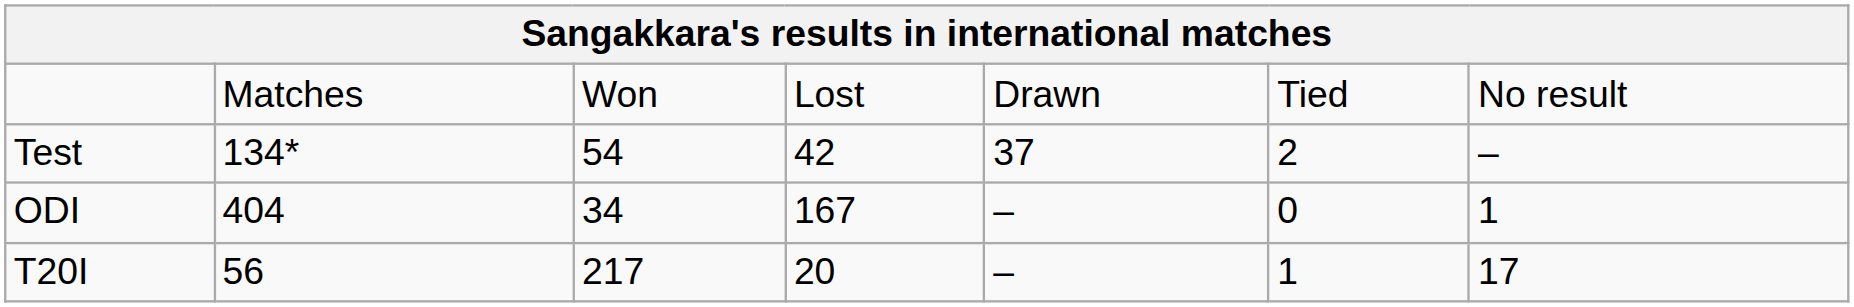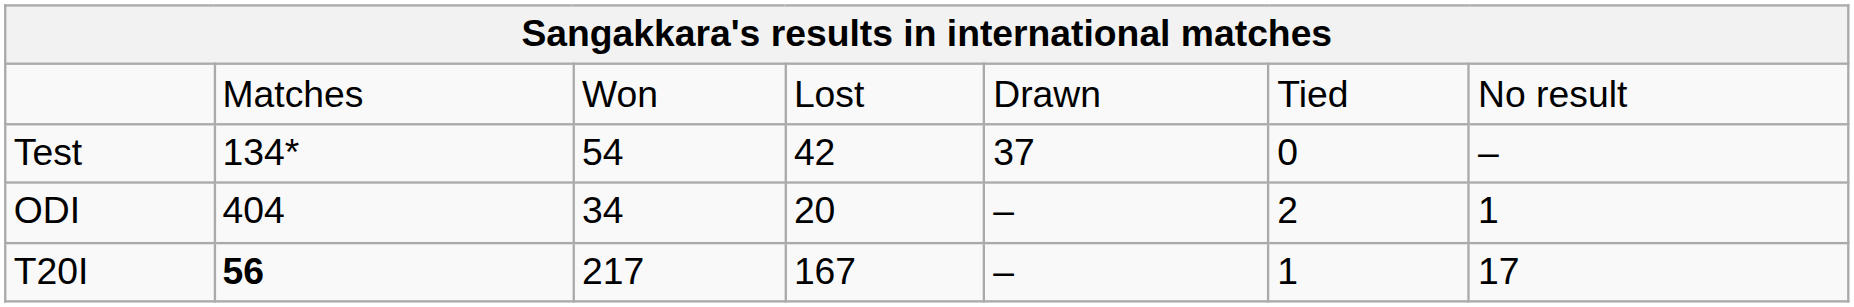(1288, 152) 2 -> (1288, 152) 0
(825, 211) 167 -> (815, 211) 20
(1288, 211) 0 -> (1288, 211) 2
(243, 270) normal -> (243, 270) bold
(815, 270) 20 -> (825, 270) 167
